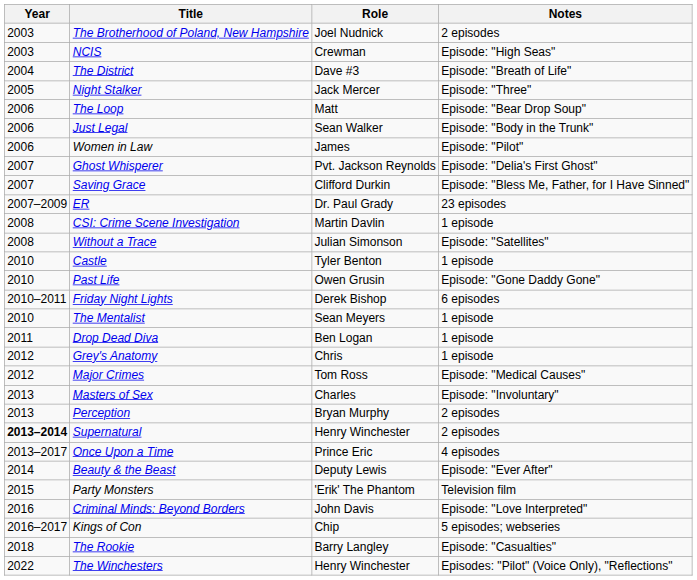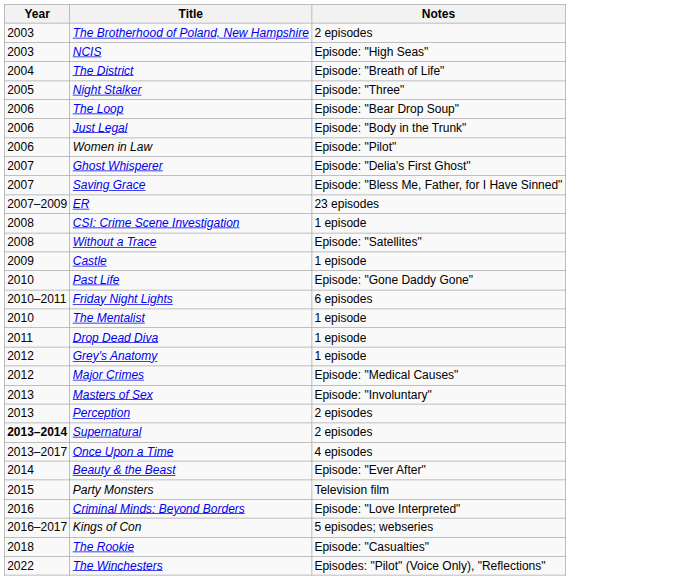- column: (375, 14)
(20, 261) 2010 -> (20, 261) 2009
